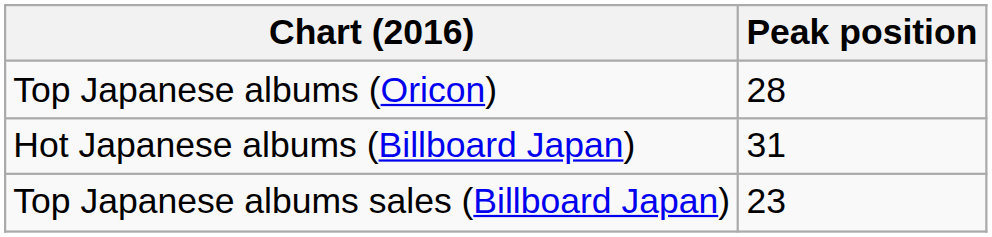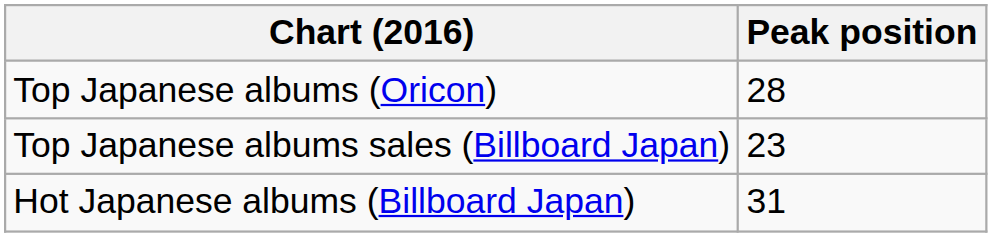rows swapped: (324, 145) <-> (372, 201)
